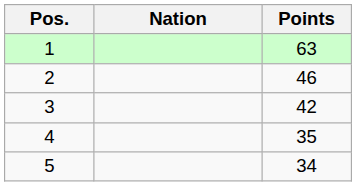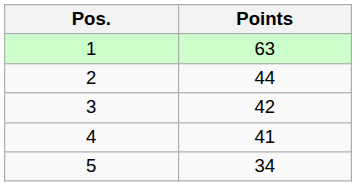- column: (178, 19)
(307, 78) 46 -> (265, 78) 44
(307, 136) 35 -> (265, 136) 41
